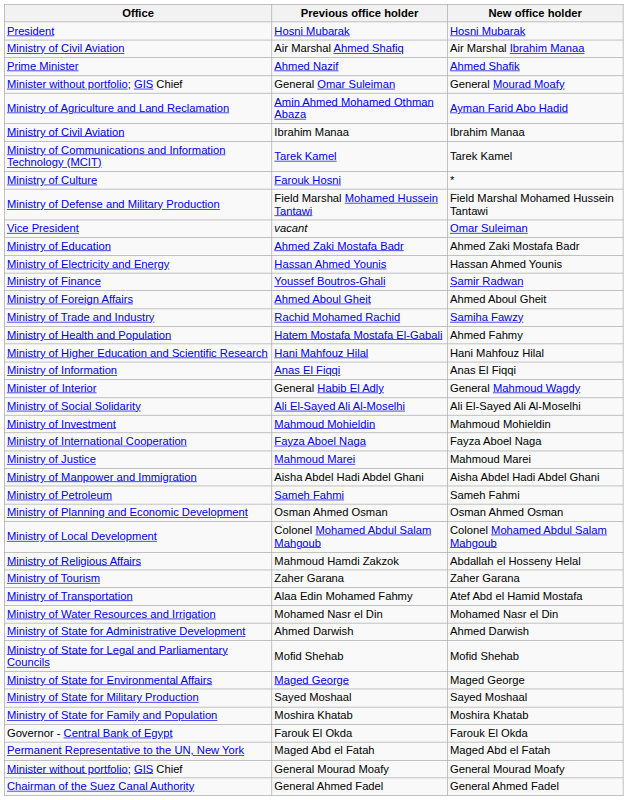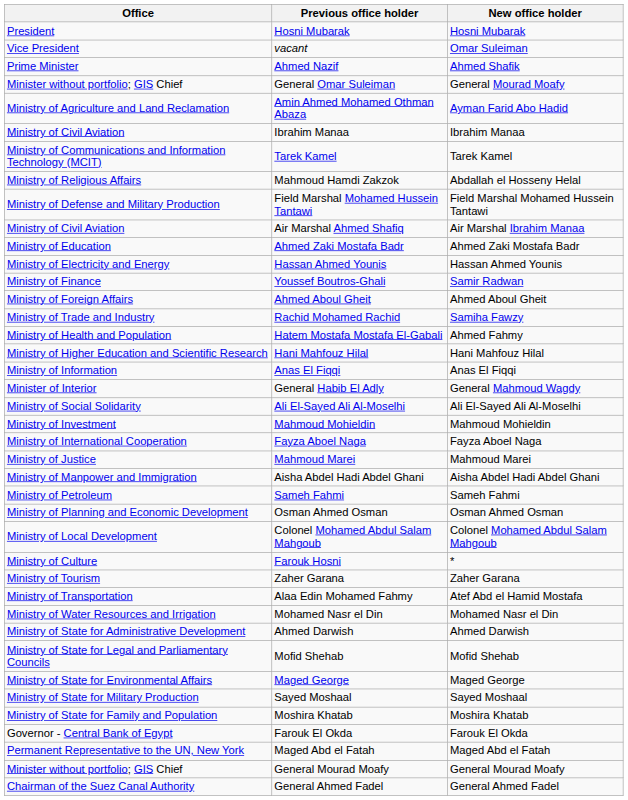rows swapped: (291, 228) <-> (339, 48)
rows swapped: (308, 180) <-> (337, 561)
